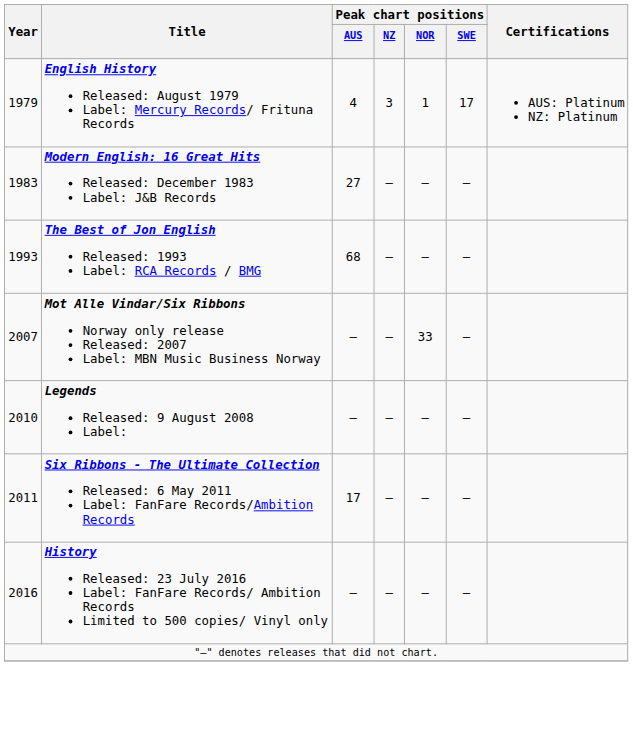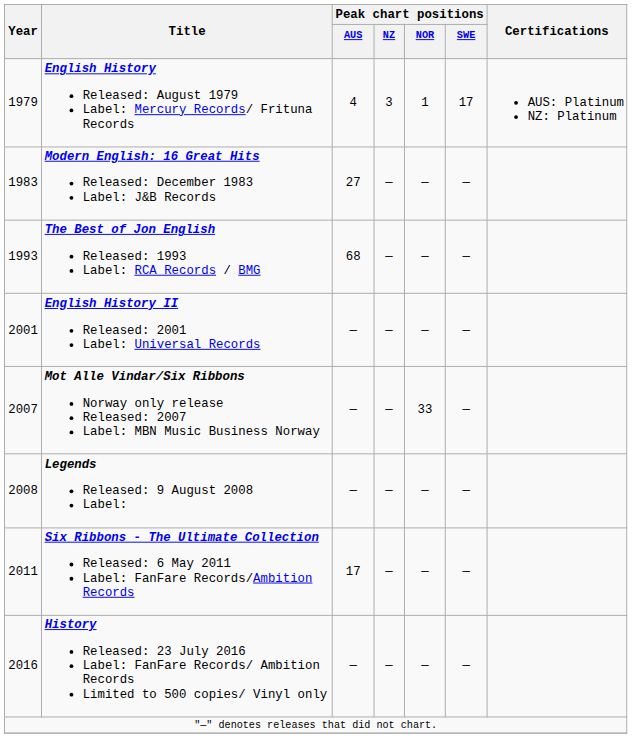+ row: (187, 324)
(23, 417) 2010 -> (23, 491) 2008
